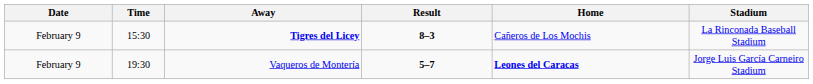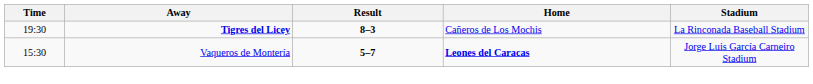- column: (58, 13)
(139, 35) 15:30 -> (35, 29) 19:30
(139, 64) 19:30 -> (35, 52) 15:30
